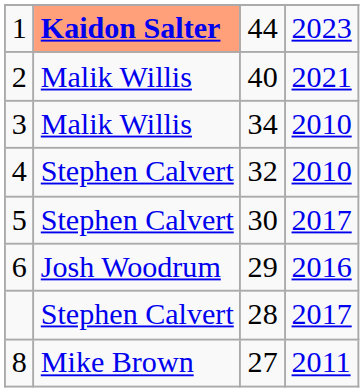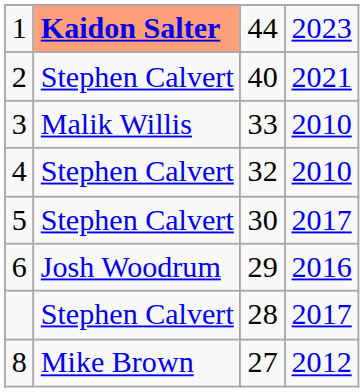(116, 76) Malik Willis -> (137, 76) Stephen Calvert
(263, 123) 34 -> (263, 123) 33
(321, 362) 2011 -> (322, 362) 2012
